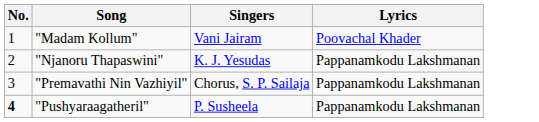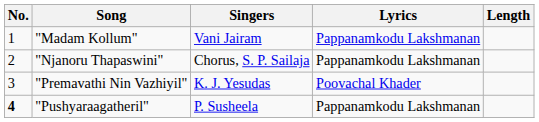+ column: (509, 15)
(368, 38) Poovachal Khader -> (398, 38) Pappanamkodu Lakshmanan
(232, 60) K. J. Yesudas -> (252, 60) Chorus, S. P. Sailaja
(252, 83) Chorus, S. P. Sailaja -> (232, 83) K. J. Yesudas
(398, 83) Pappanamkodu Lakshmanan -> (368, 83) Poovachal Khader
